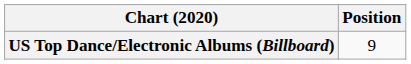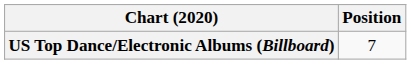(372, 45) 9 -> (372, 45) 7
